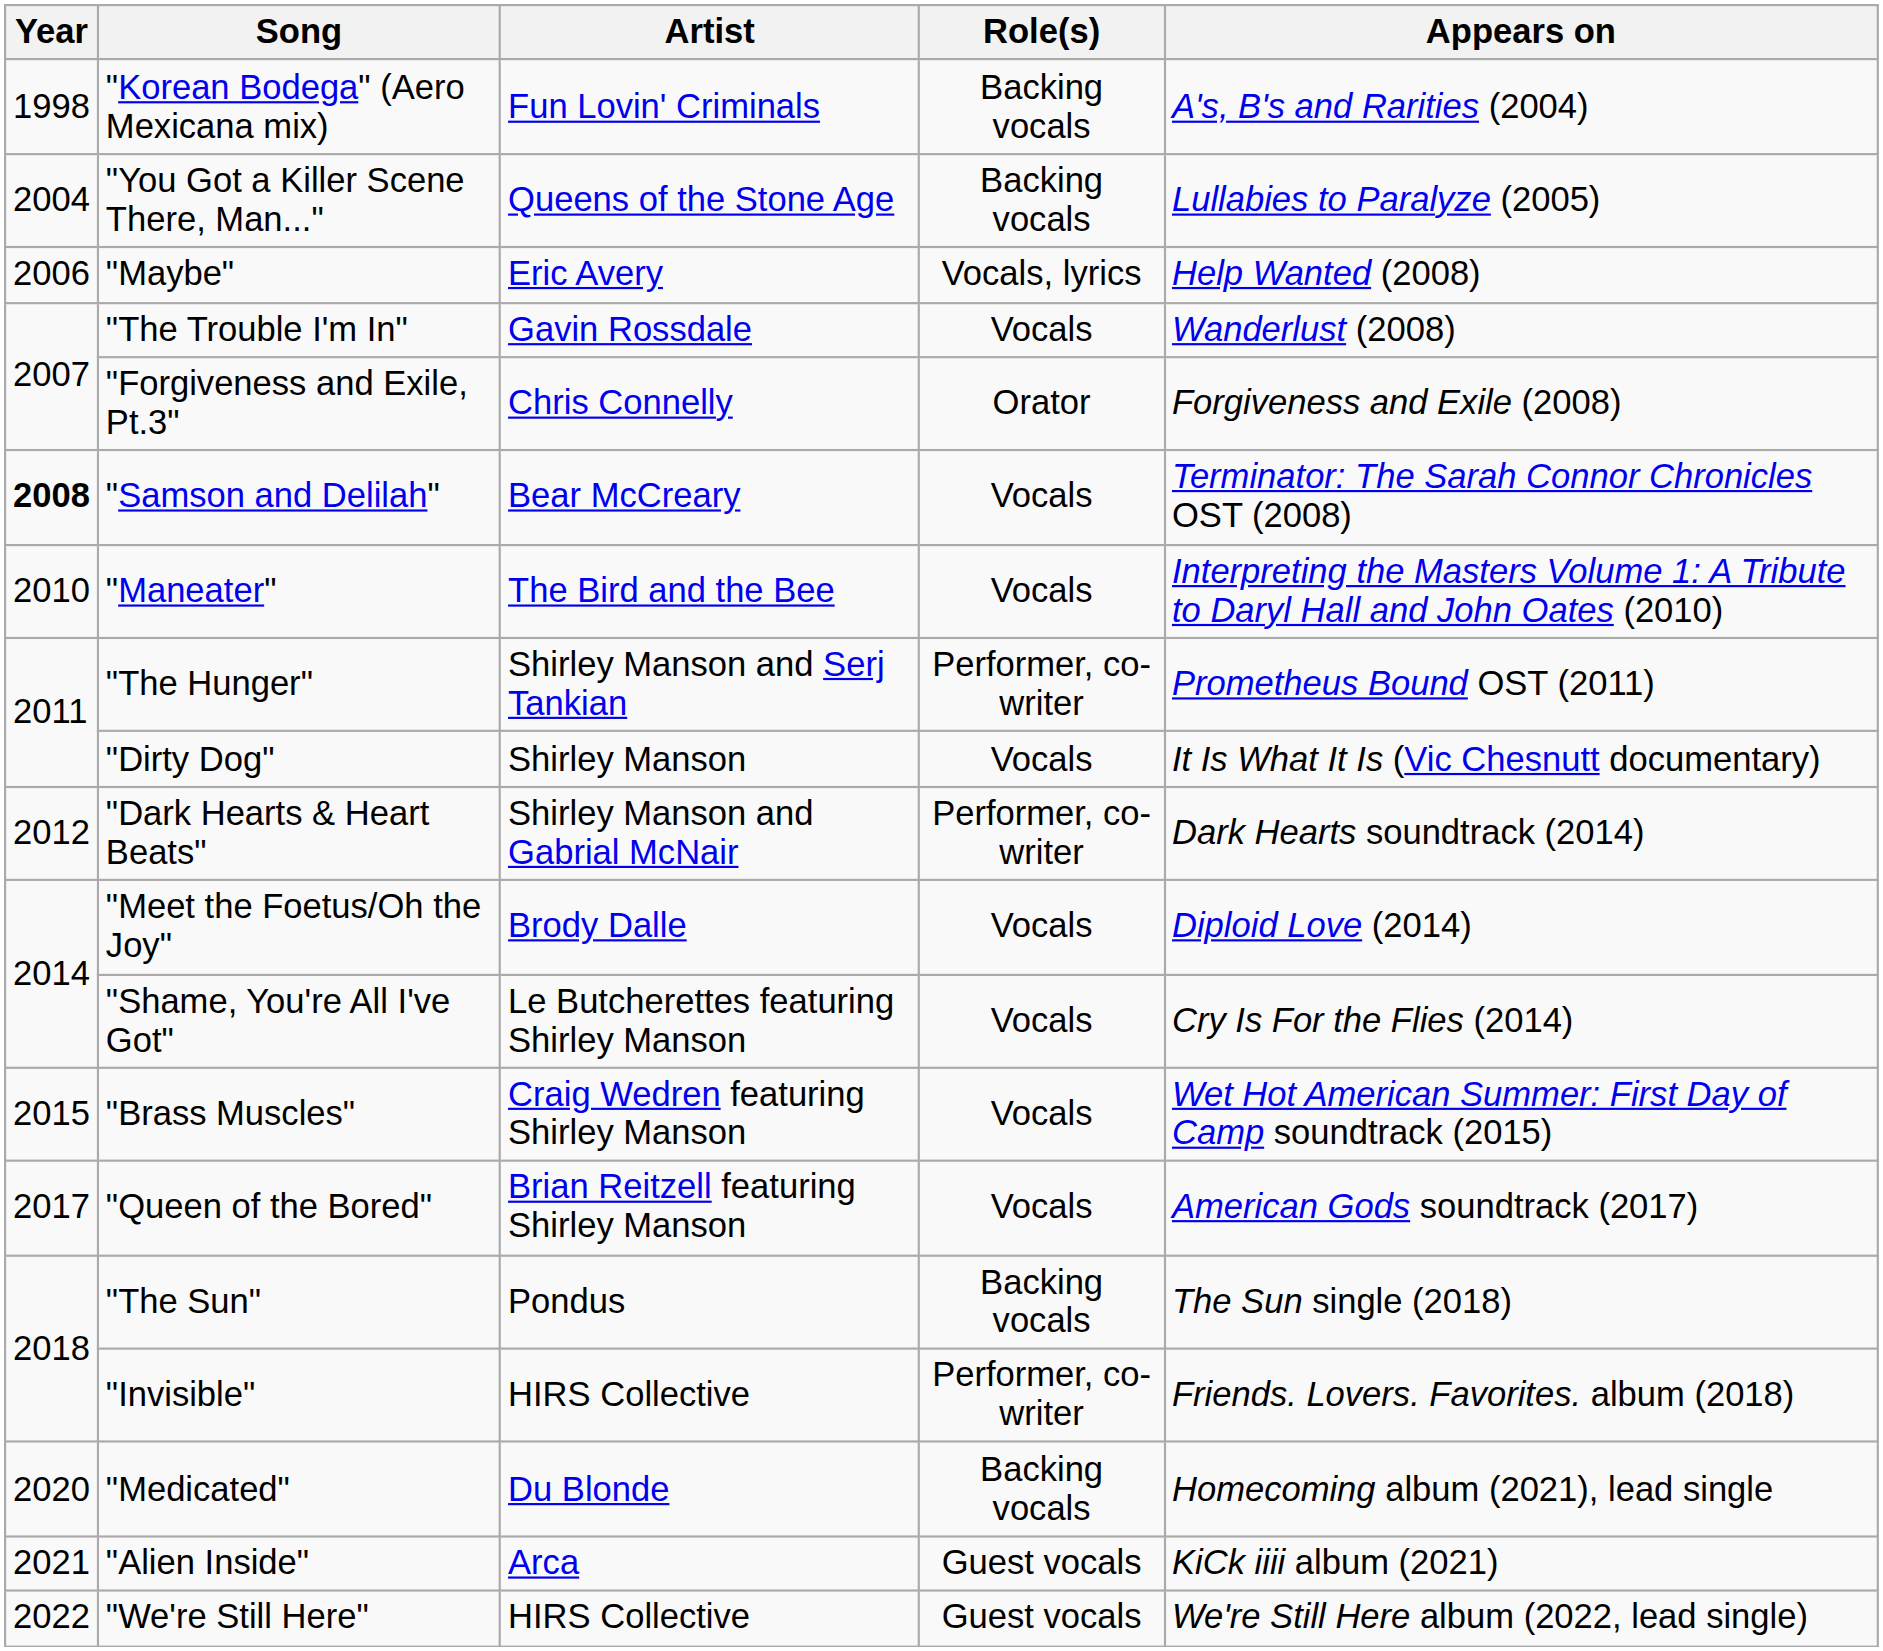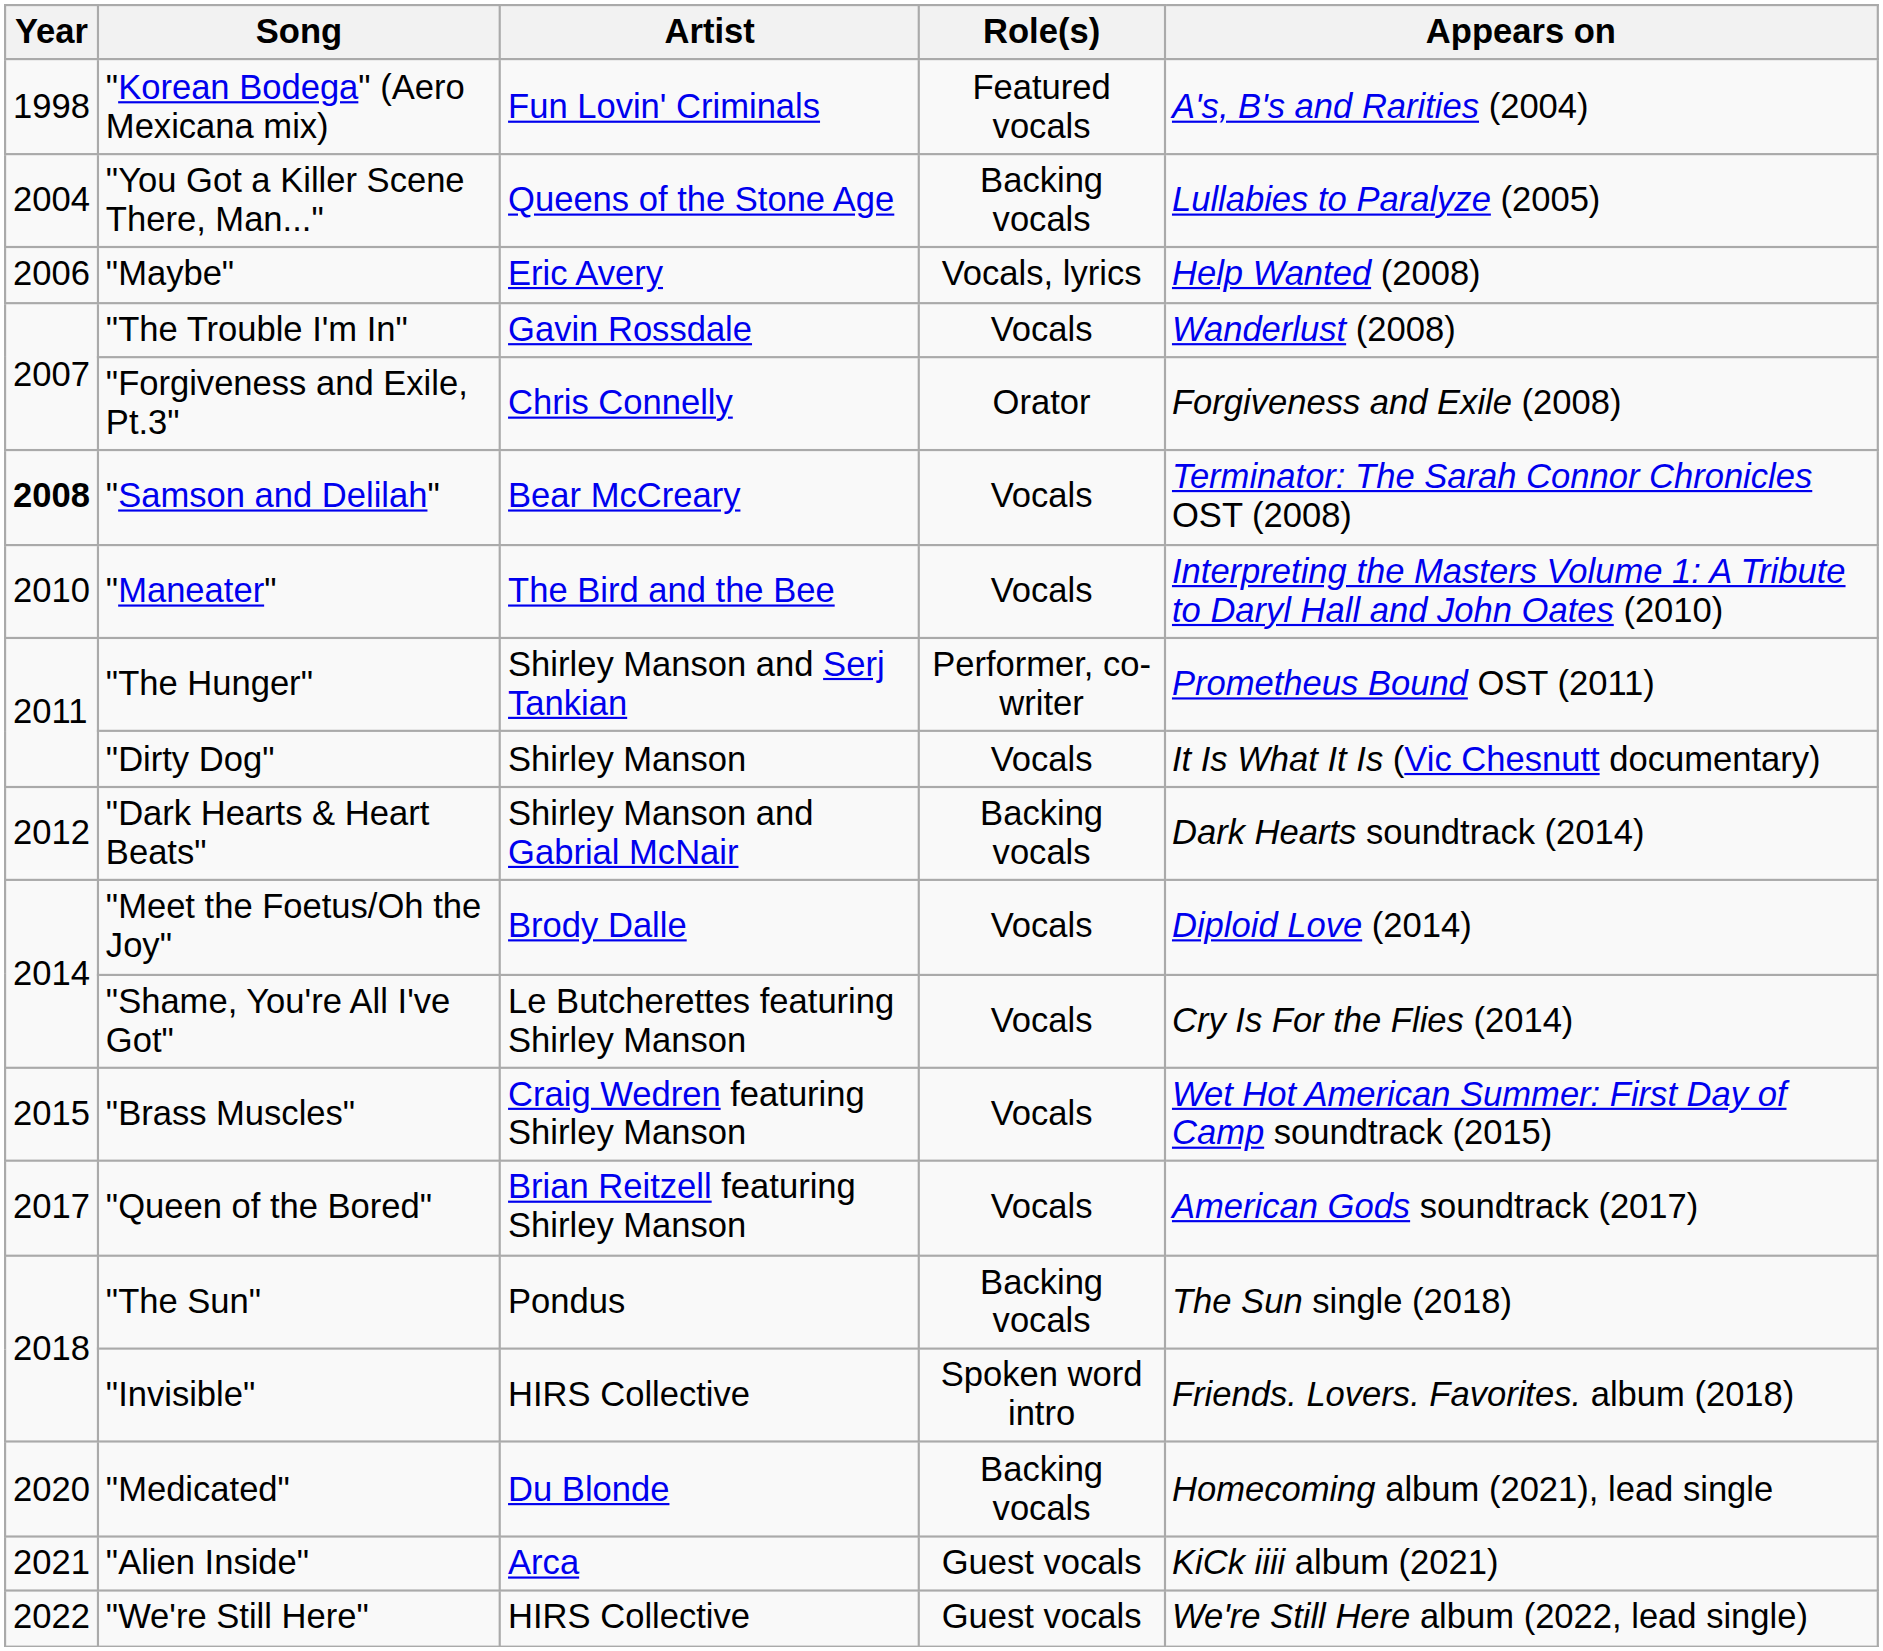(1042, 106) Backing vocals -> (1042, 106) Featured vocals
(1042, 832) Performer, co-writer -> (1042, 832) Backing vocals
(1042, 1394) Performer, co-writer -> (1042, 1394) Spoken word intro
